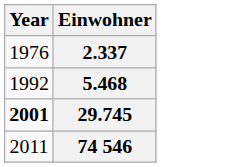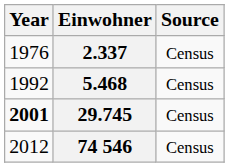+ column: (190, 20)
(29, 146) 2011 -> (29, 146) 2012
